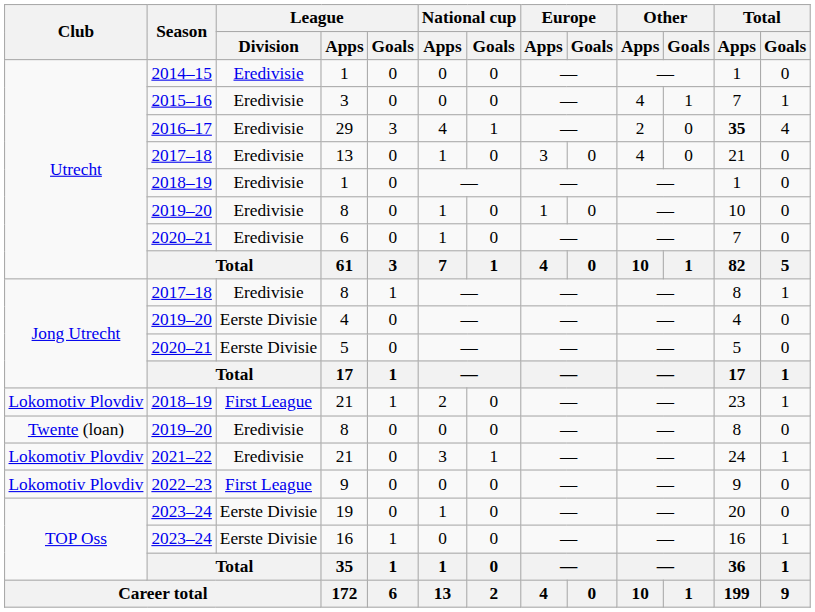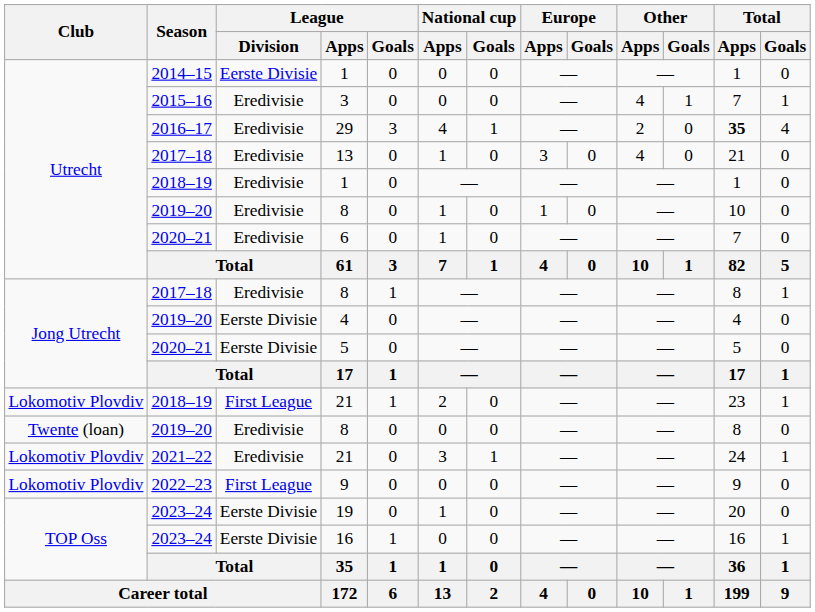(269, 73) Eredivisie -> (269, 73) Eerste Divisie
